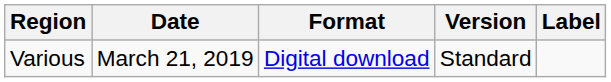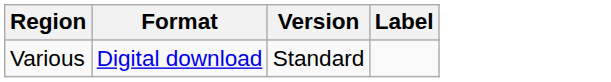- column: (175, 22)
